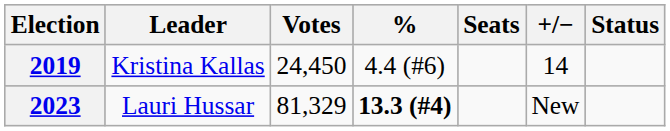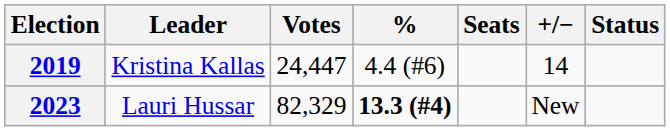(311, 65) 24,450 -> (311, 65) 24,447
(311, 105) 81,329 -> (311, 105) 82,329
